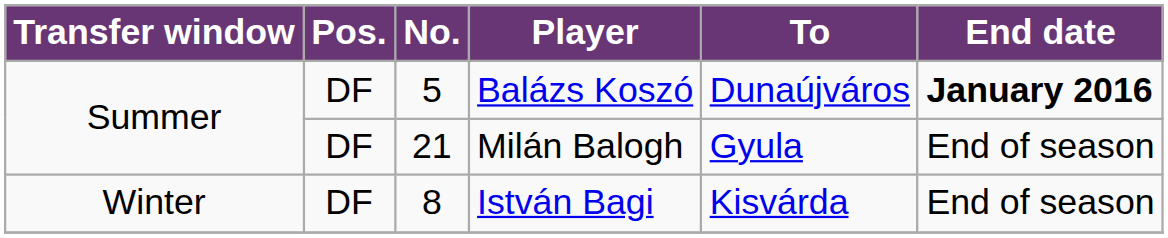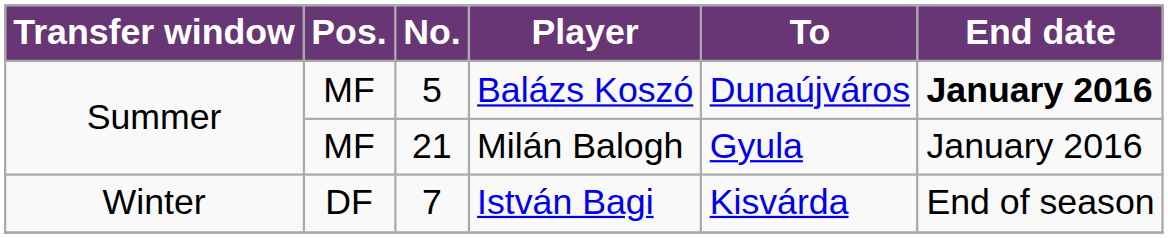(349, 89) DF -> (349, 89) MF
(349, 145) DF -> (349, 145) MF
(1041, 145) End of season -> (1035, 145) January 2016
(432, 202) 8 -> (432, 202) 7
